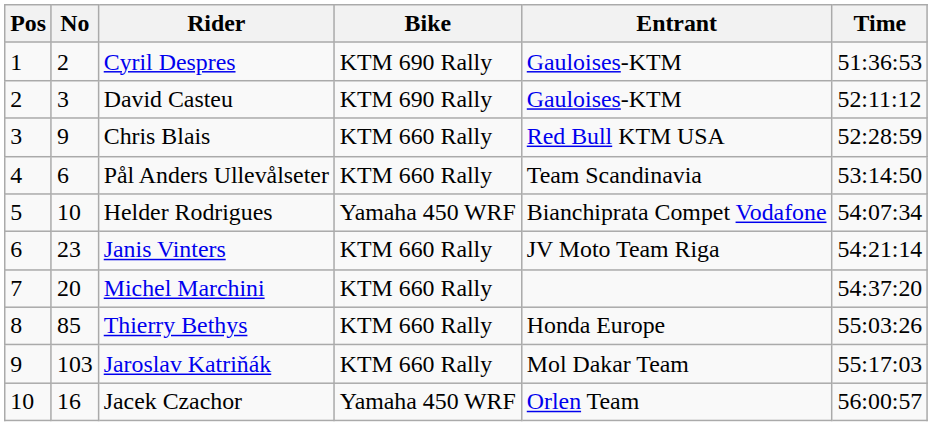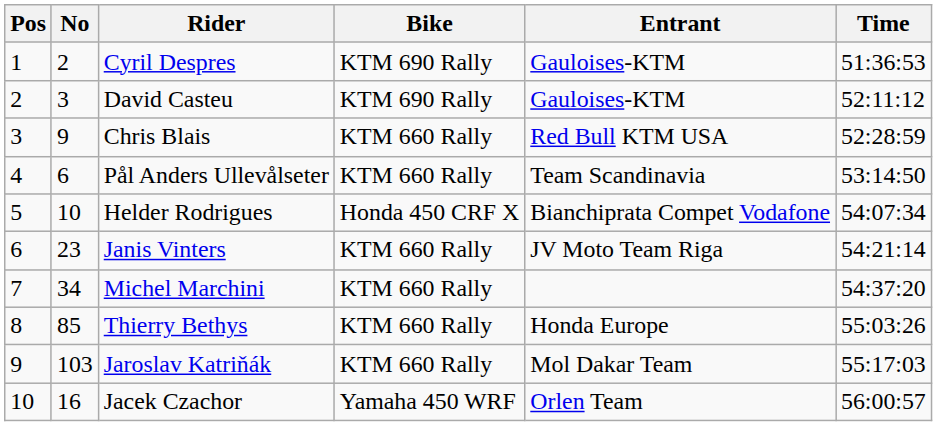(428, 212) Yamaha 450 WRF -> (430, 212) Honda 450 CRF X
(69, 288) 20 -> (69, 288) 34
